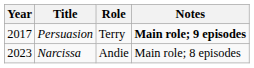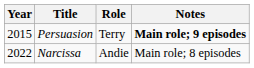(20, 33) 2017 -> (20, 33) 2015
(20, 53) 2023 -> (20, 53) 2022
